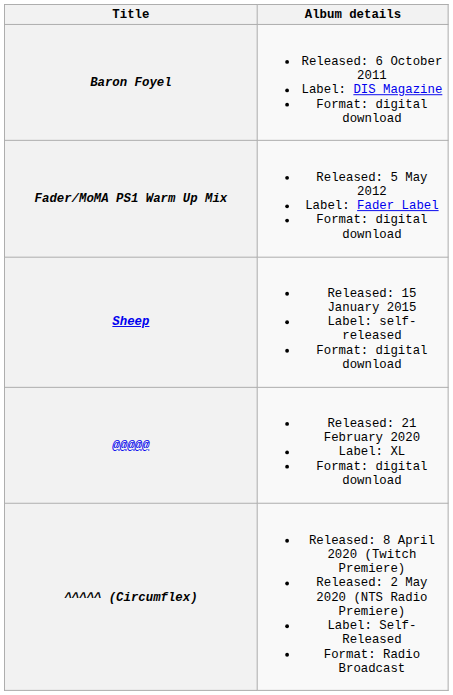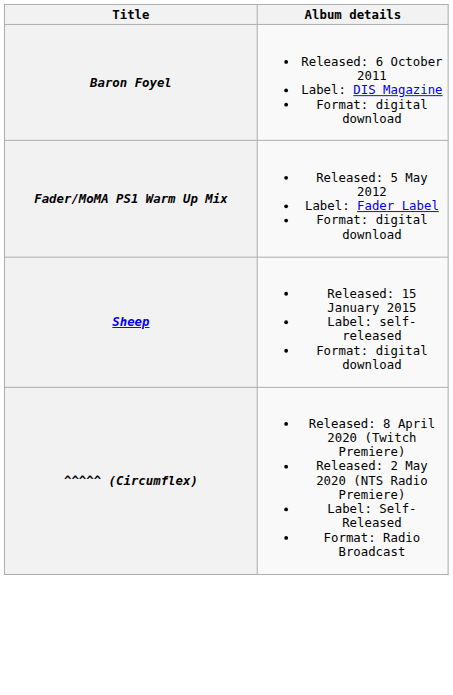- row: (131, 445)
